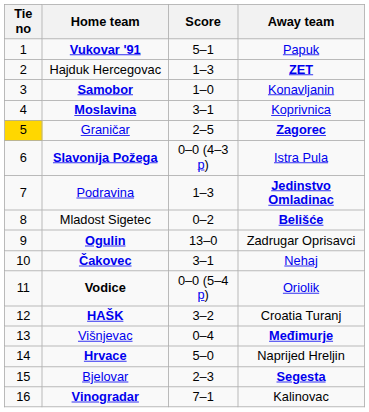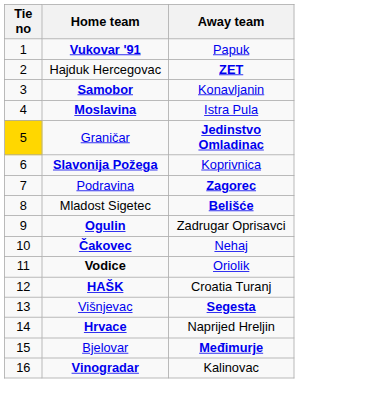- column: (203, 21)
(301, 110) Koprivnica -> (231, 110) Istra Pula
(301, 130) Zagorec -> (231, 137) Jedinstvo Omladinac
(301, 158) Istra Pula -> (231, 165) Koprivnica
(301, 192) Jedinstvo Omladinac -> (231, 185) Zagorec
(301, 336) Međimurje -> (231, 307) Segesta
(301, 376) Segesta -> (231, 347) Međimurje
